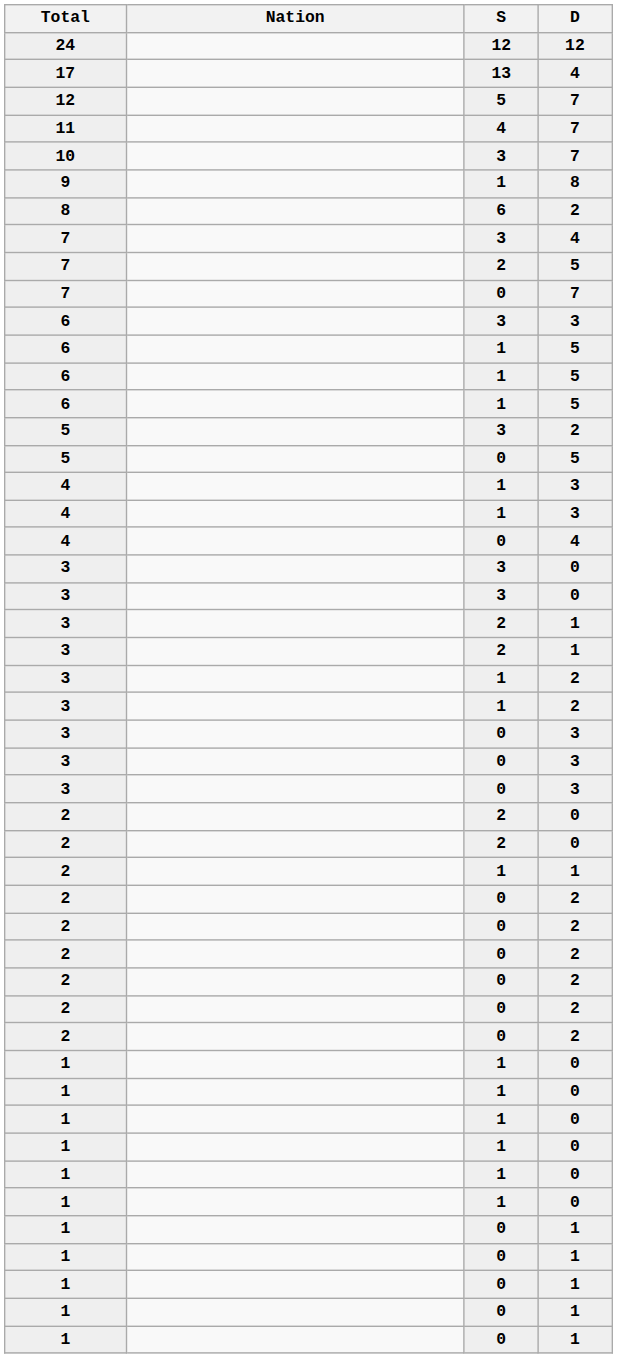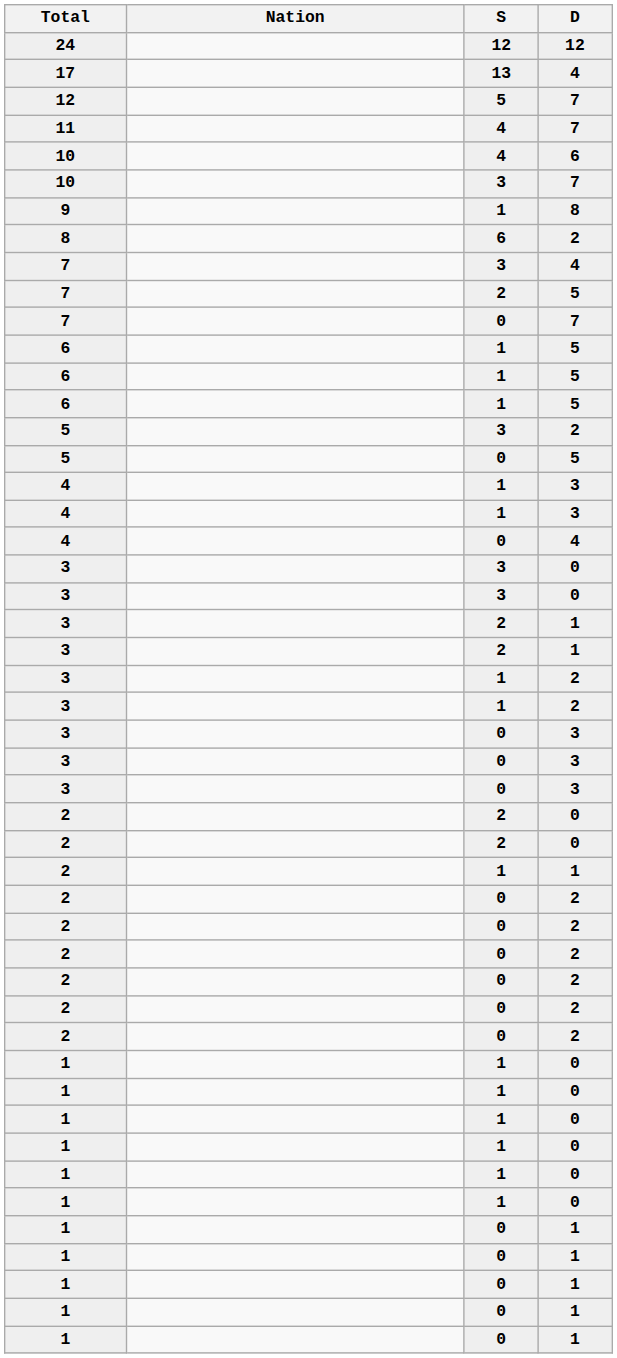+ row: (65, 156)
- row: (65, 321)
